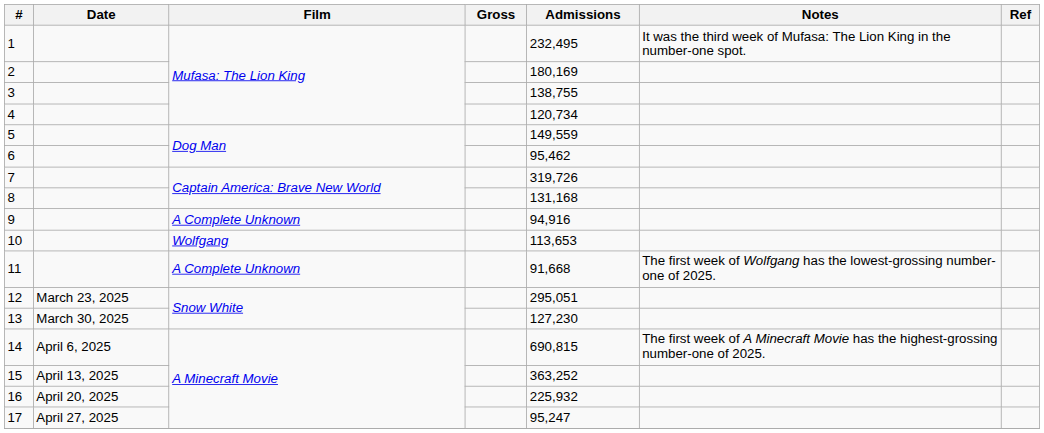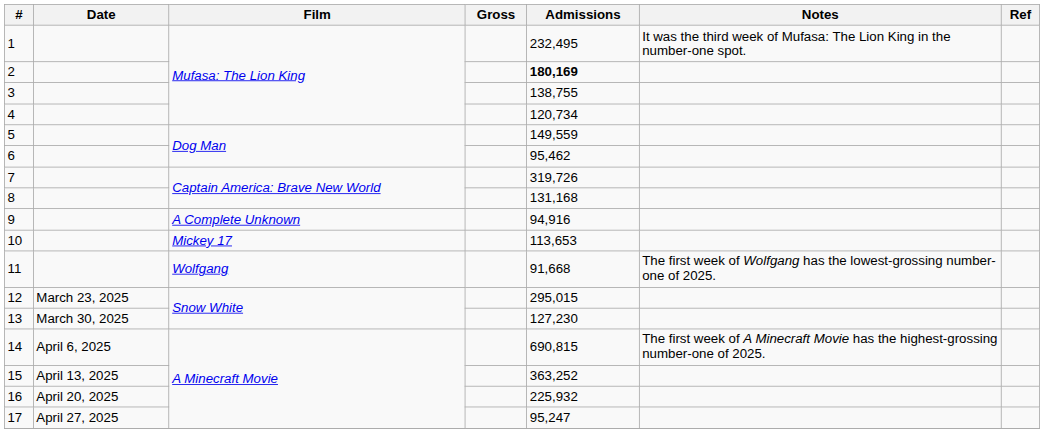(554, 72) normal -> (554, 72) bold
(200, 240) Wolfgang -> (202, 240) Mickey 17
(236, 269) A Complete Unknown -> (200, 269) Wolfgang
(554, 297) 295,051 -> (554, 297) 295,015
